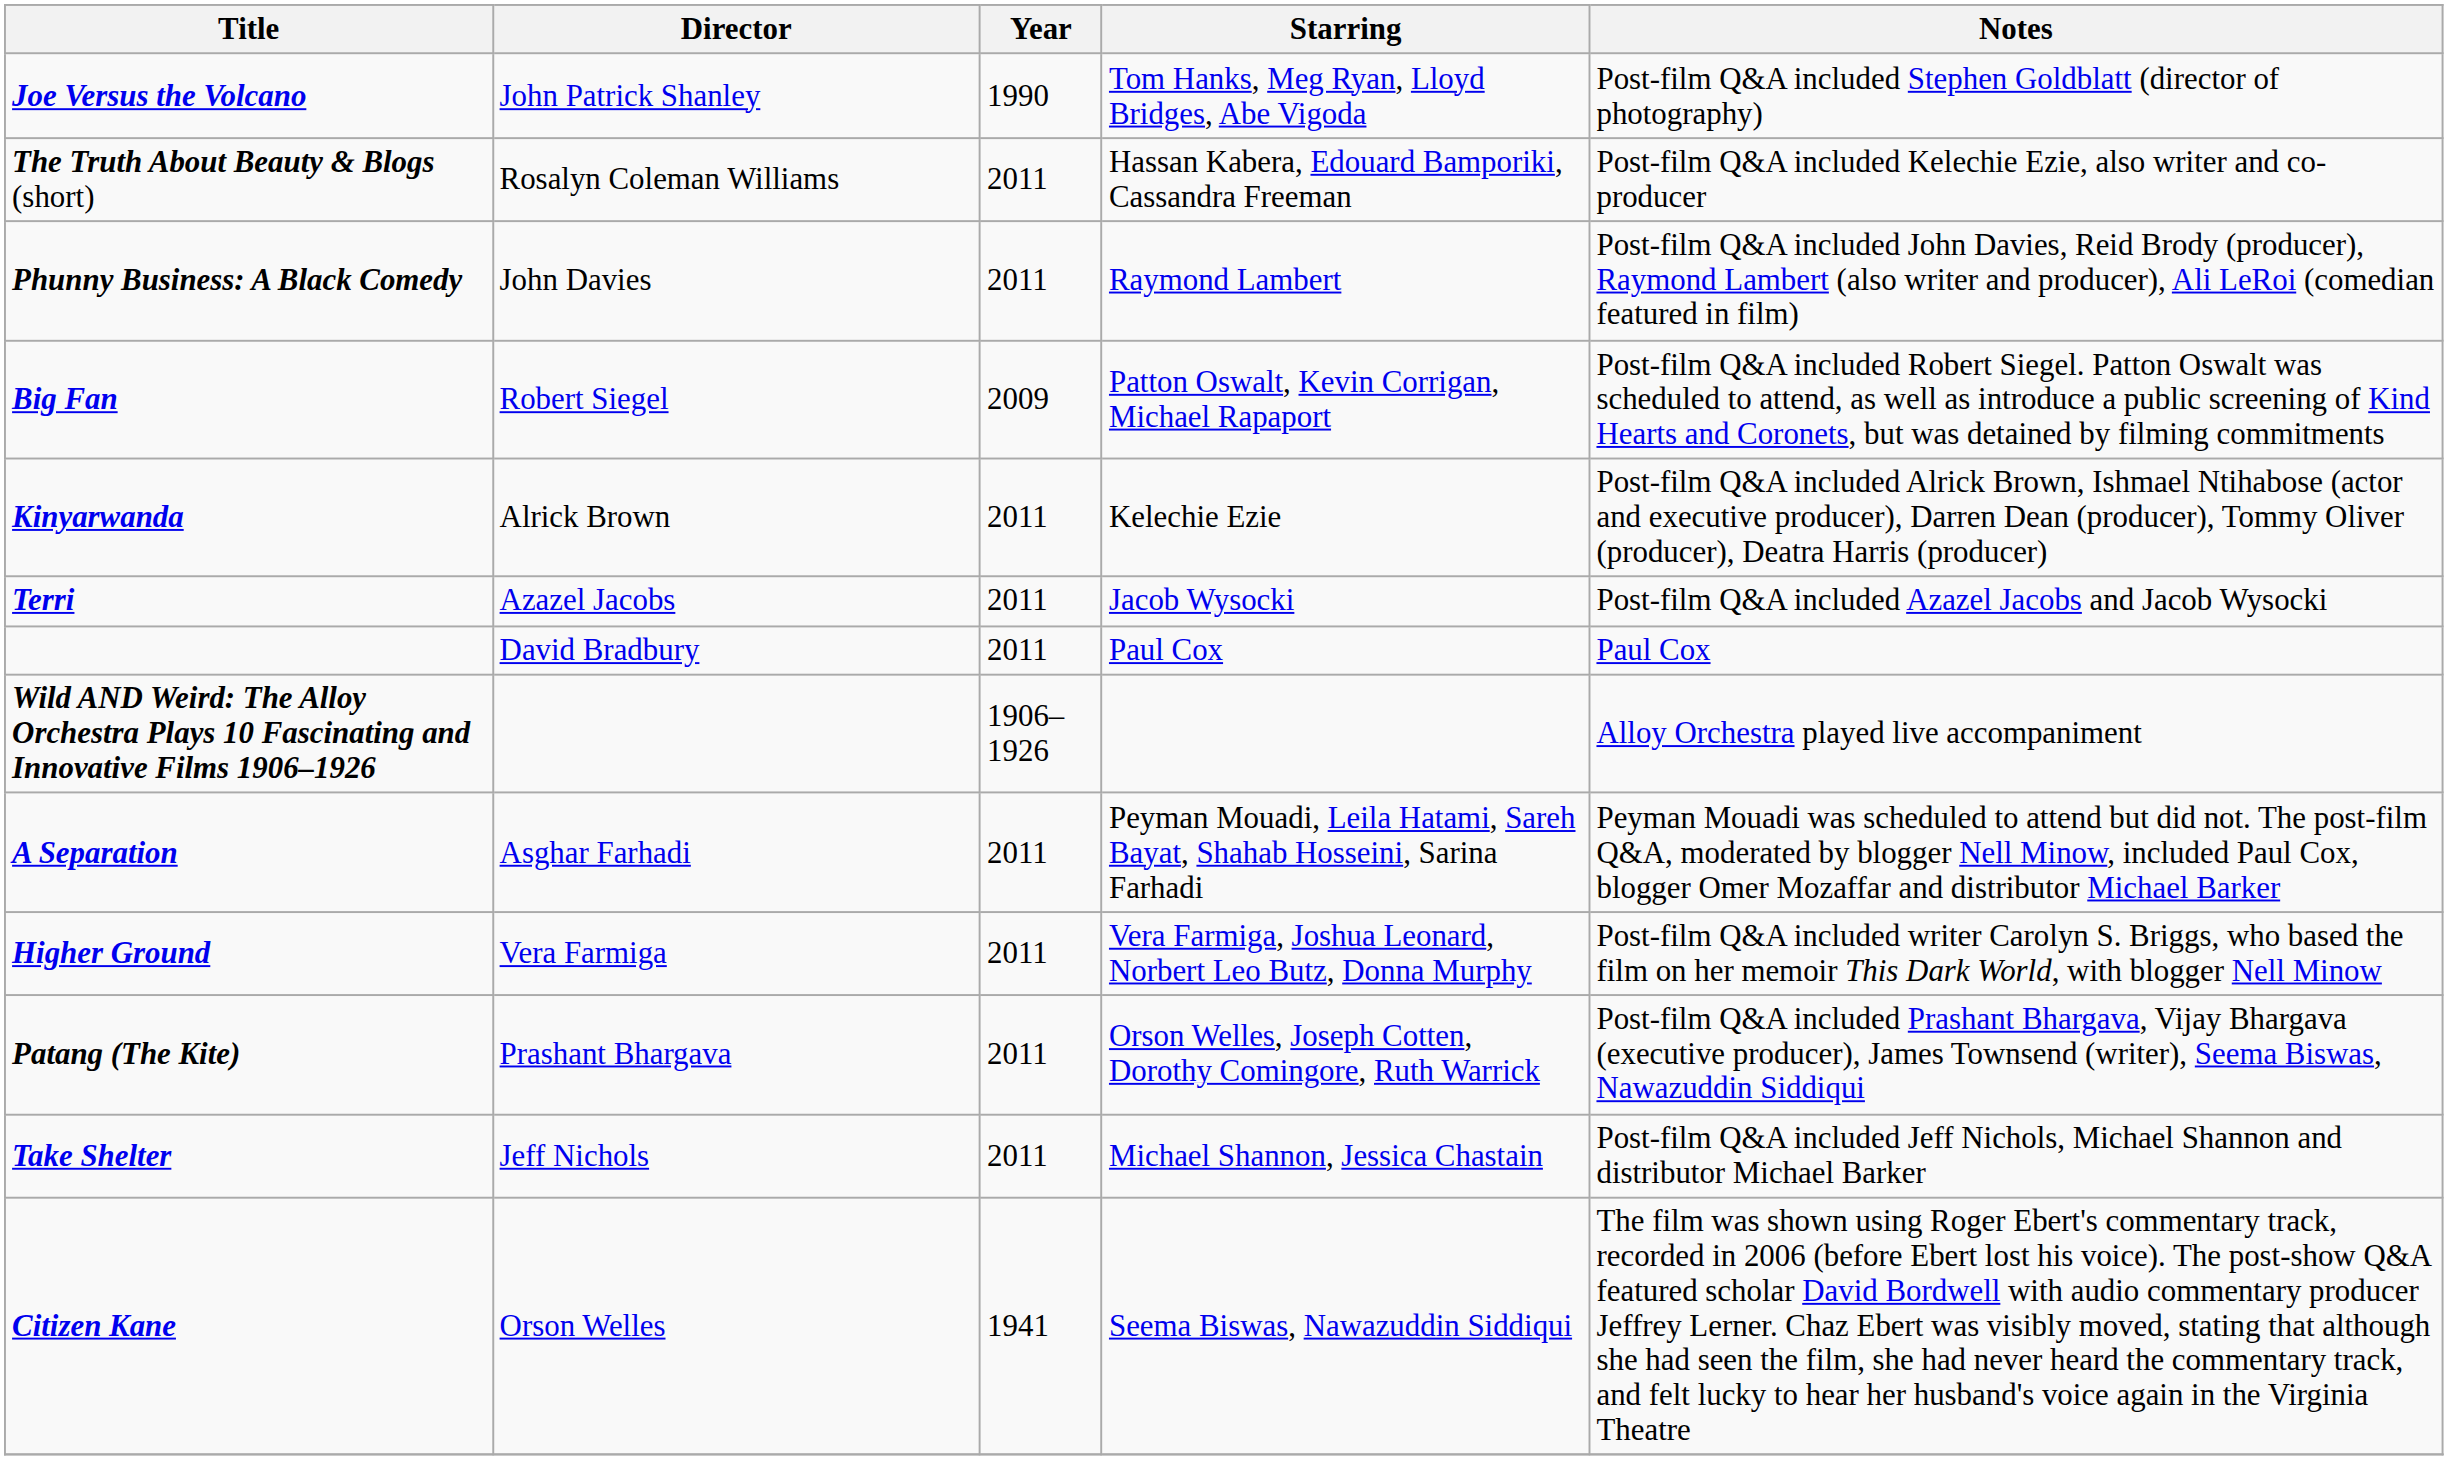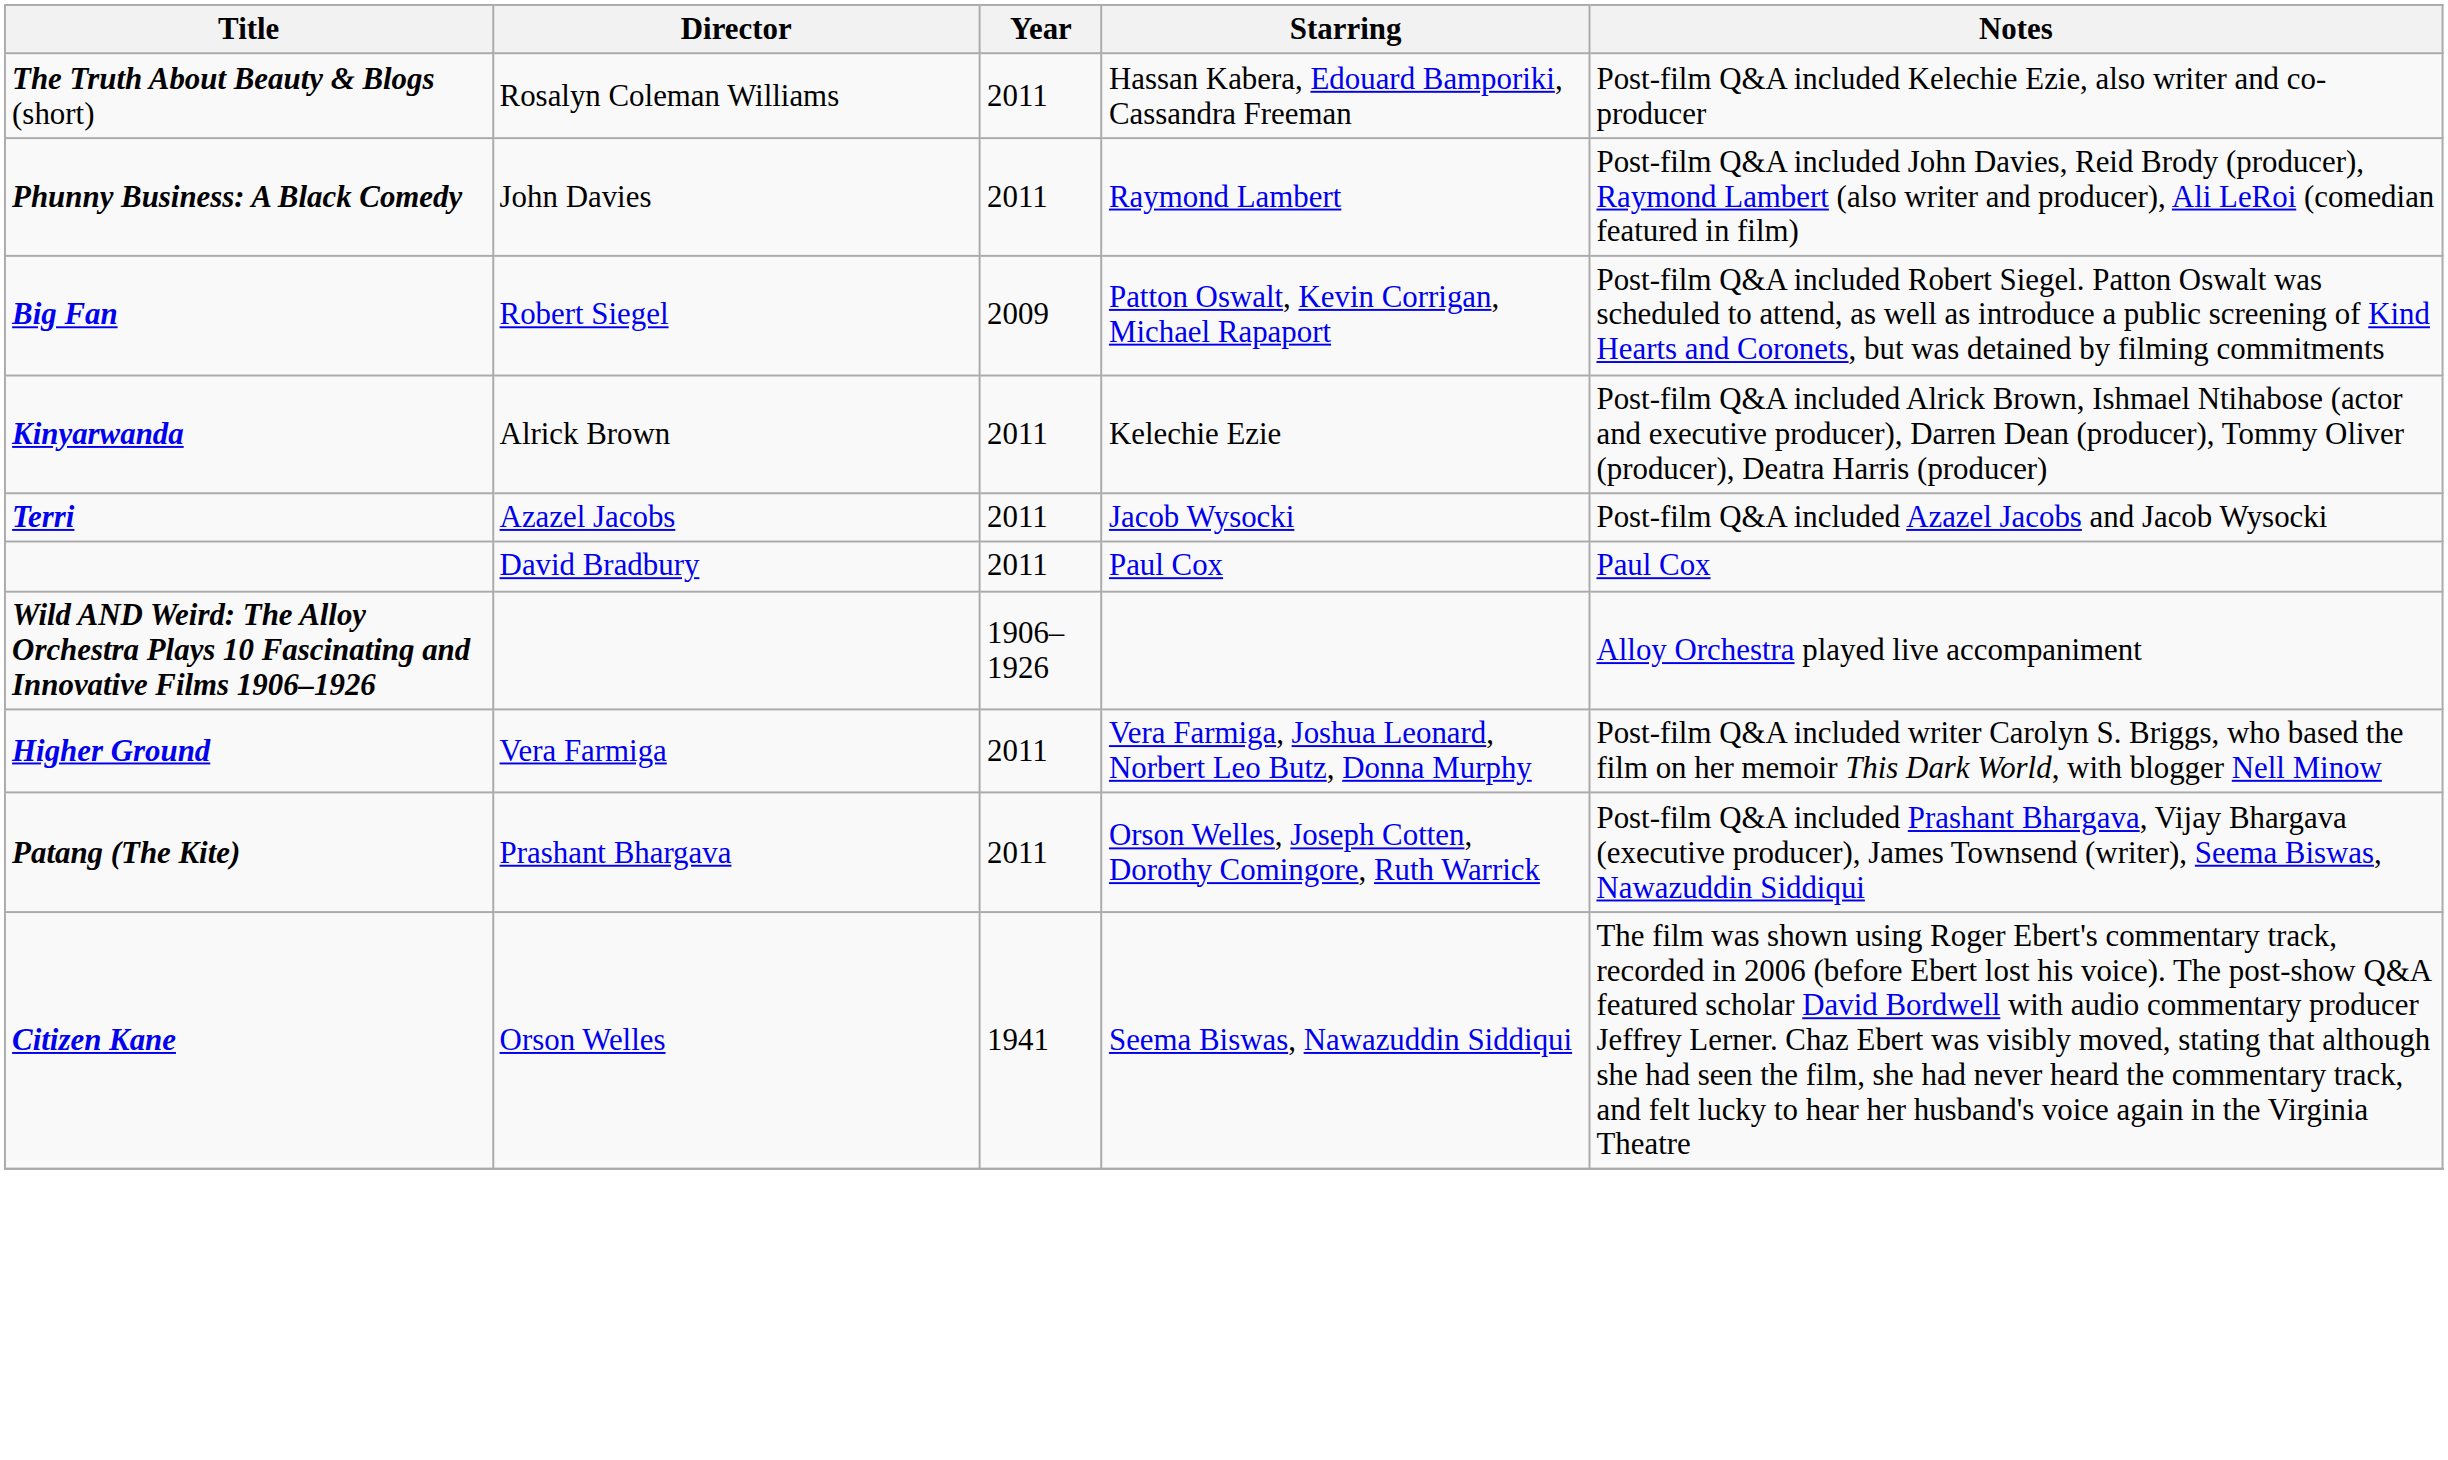- row: (159, 95)
- row: (95, 851)
- row: (92, 1155)
